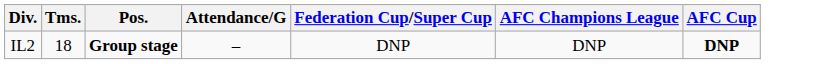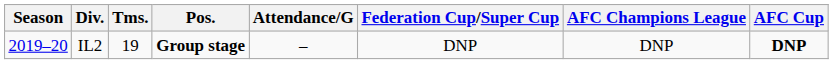+ column: (38, 17)
(63, 44) 18 -> (130, 44) 19
